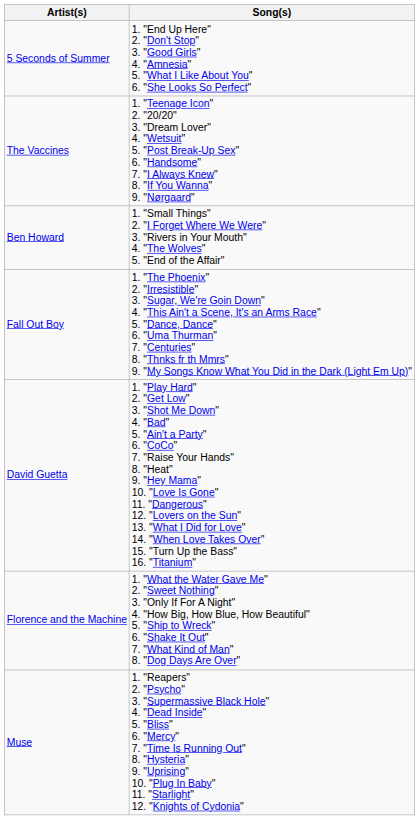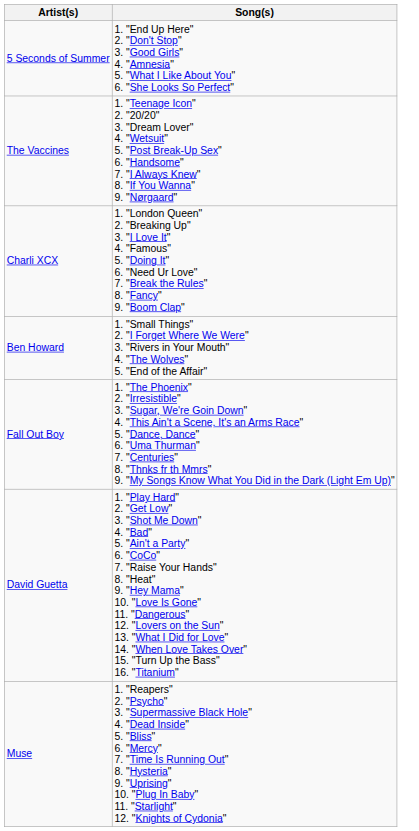+ row: (32, 261)
- row: (67, 620)
